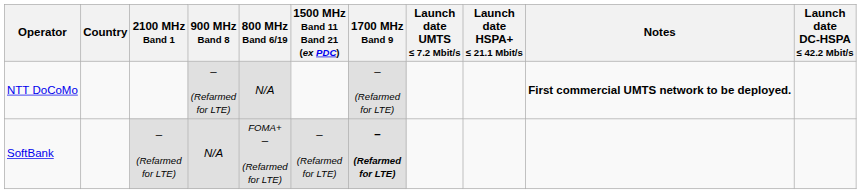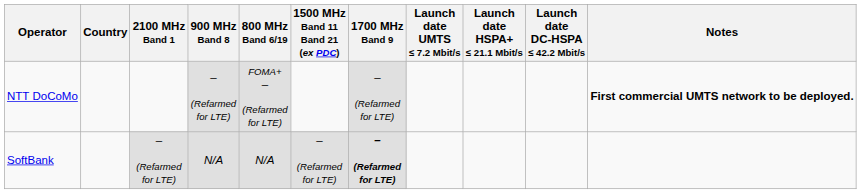columns swapped: (825, 33) <-> (660, 33)
(265, 90) N/A -> (265, 96) FOMA+ – (Refarmed for LTE)
(265, 153) FOMA+ – (Refarmed for LTE) -> (265, 160) N/A
